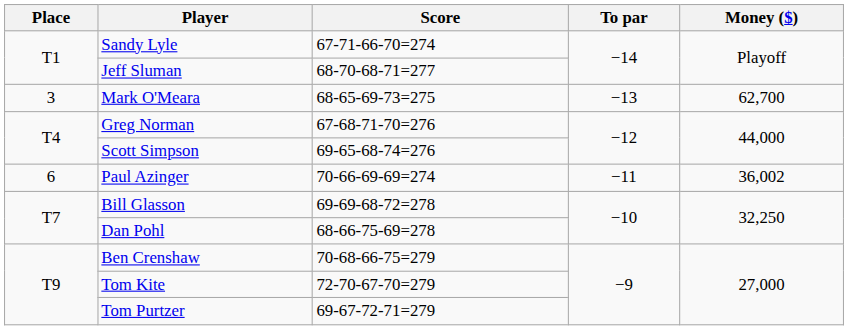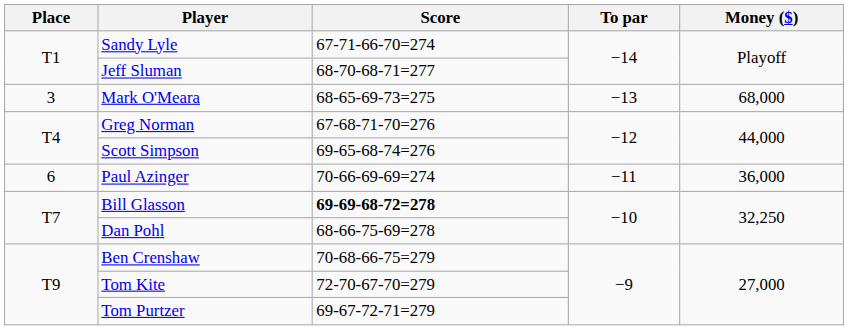(762, 97) 62,700 -> (762, 97) 68,000
(762, 177) 36,002 -> (762, 177) 36,000
(376, 204) normal -> (376, 204) bold
